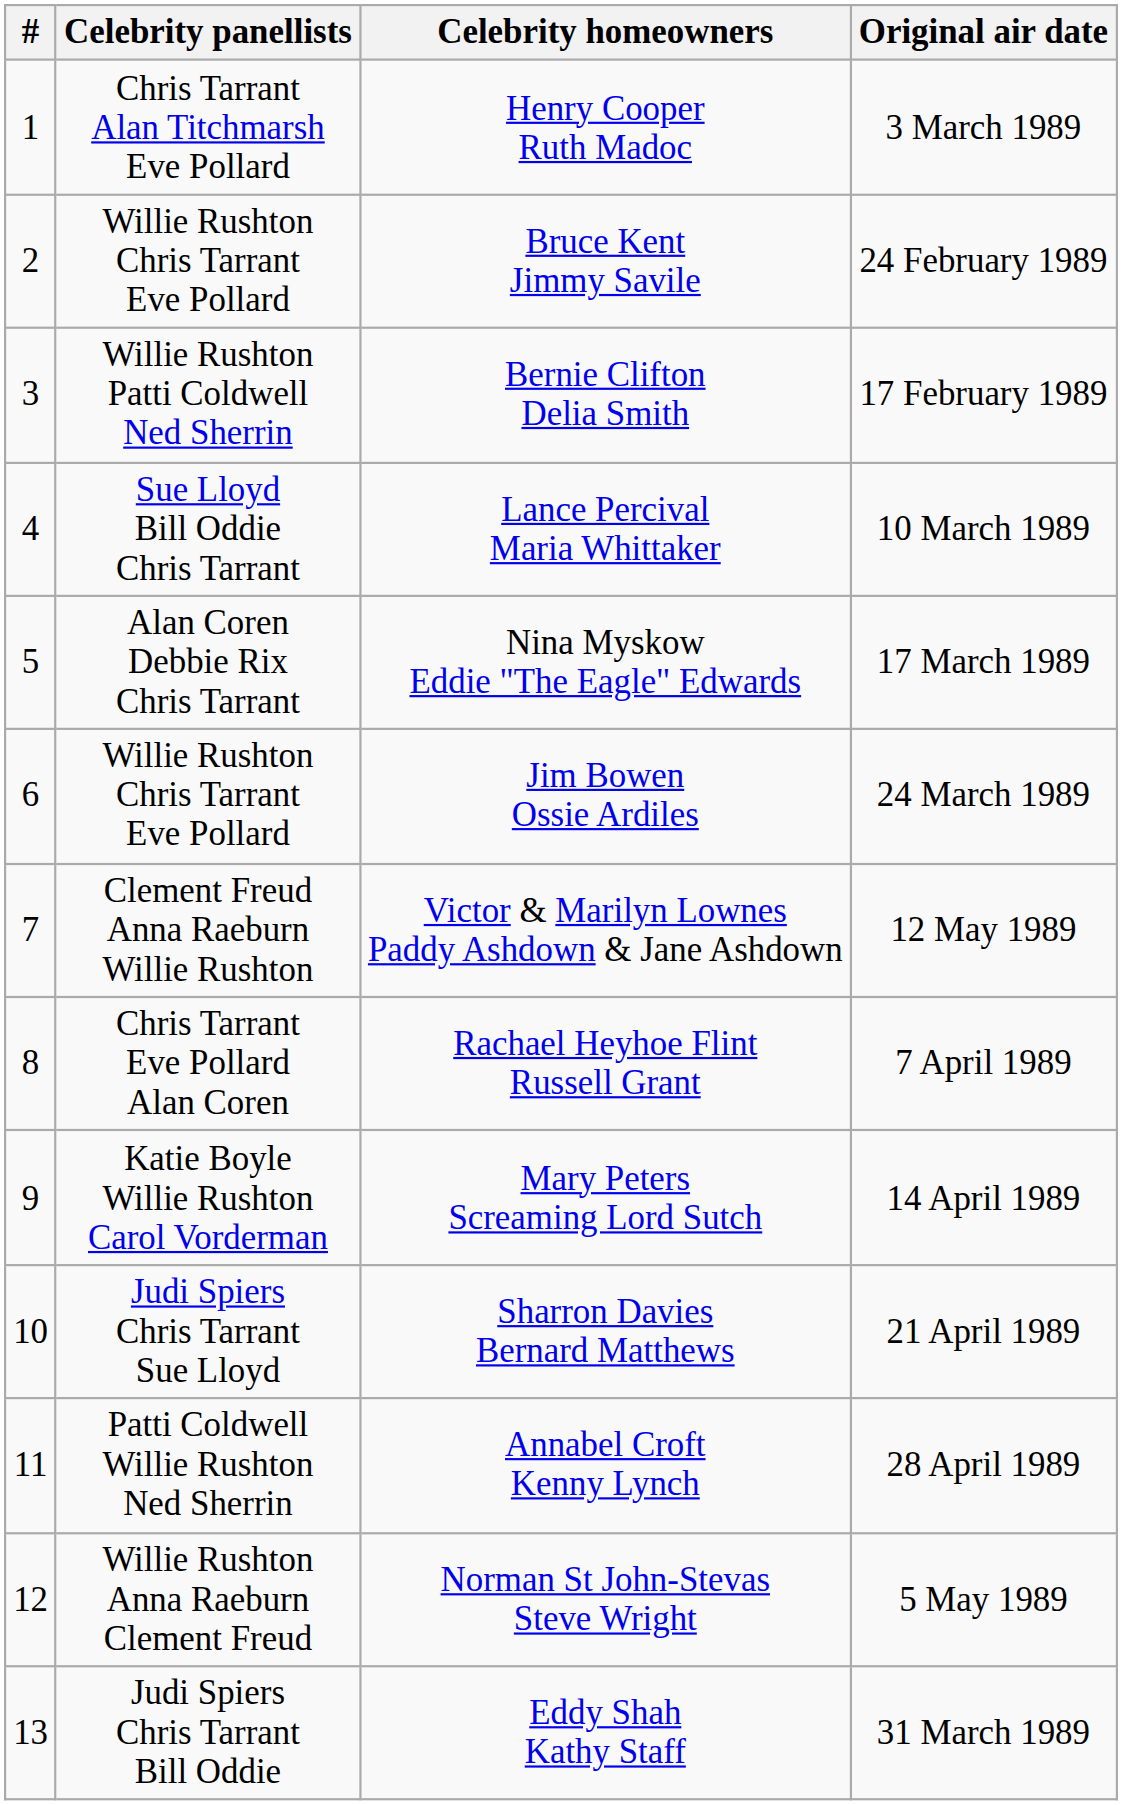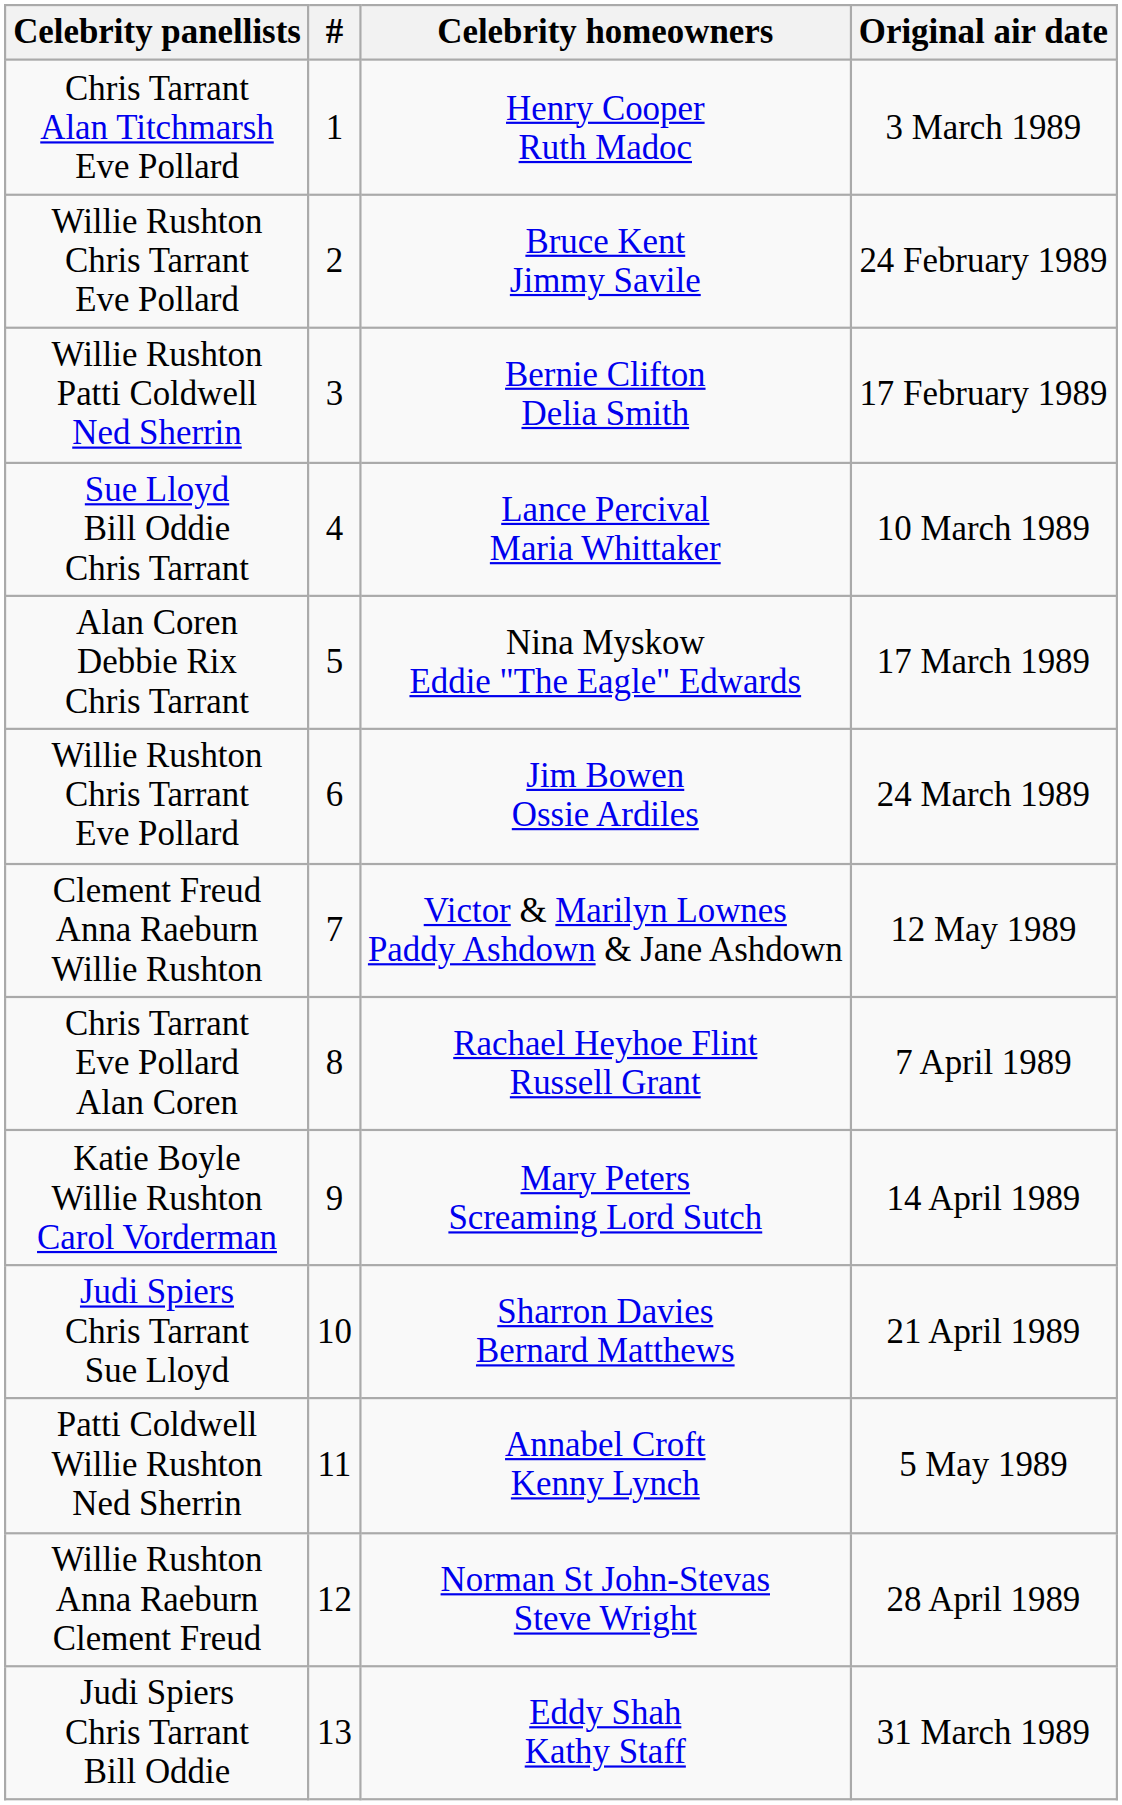columns swapped: (31, 32) <-> (208, 32)
(983, 1464) 28 April 1989 -> (983, 1464) 5 May 1989
(983, 1598) 5 May 1989 -> (983, 1598) 28 April 1989
